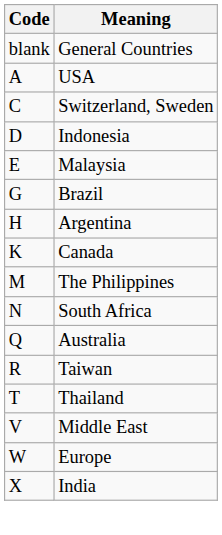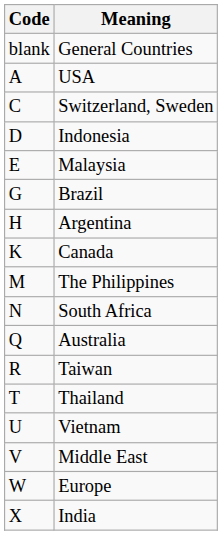+ row: (89, 427)
